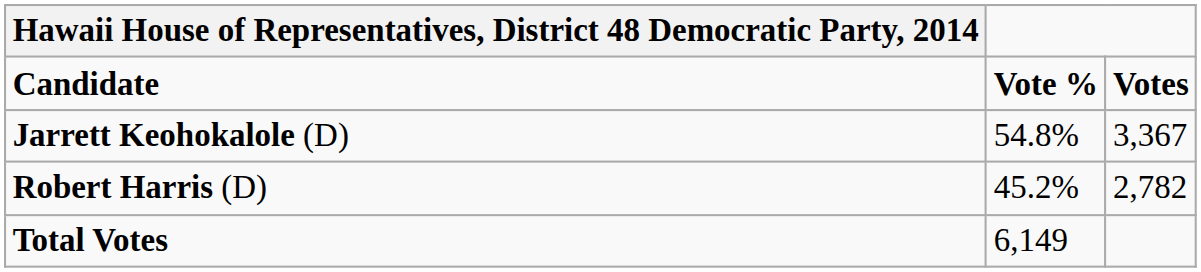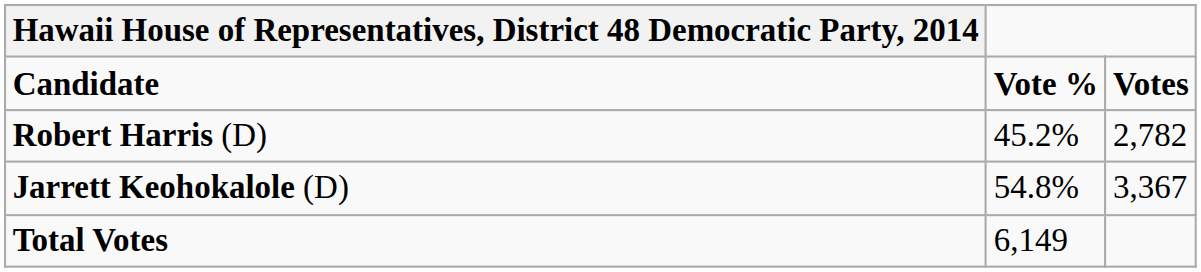rows swapped: (181, 135) <-> (140, 187)
